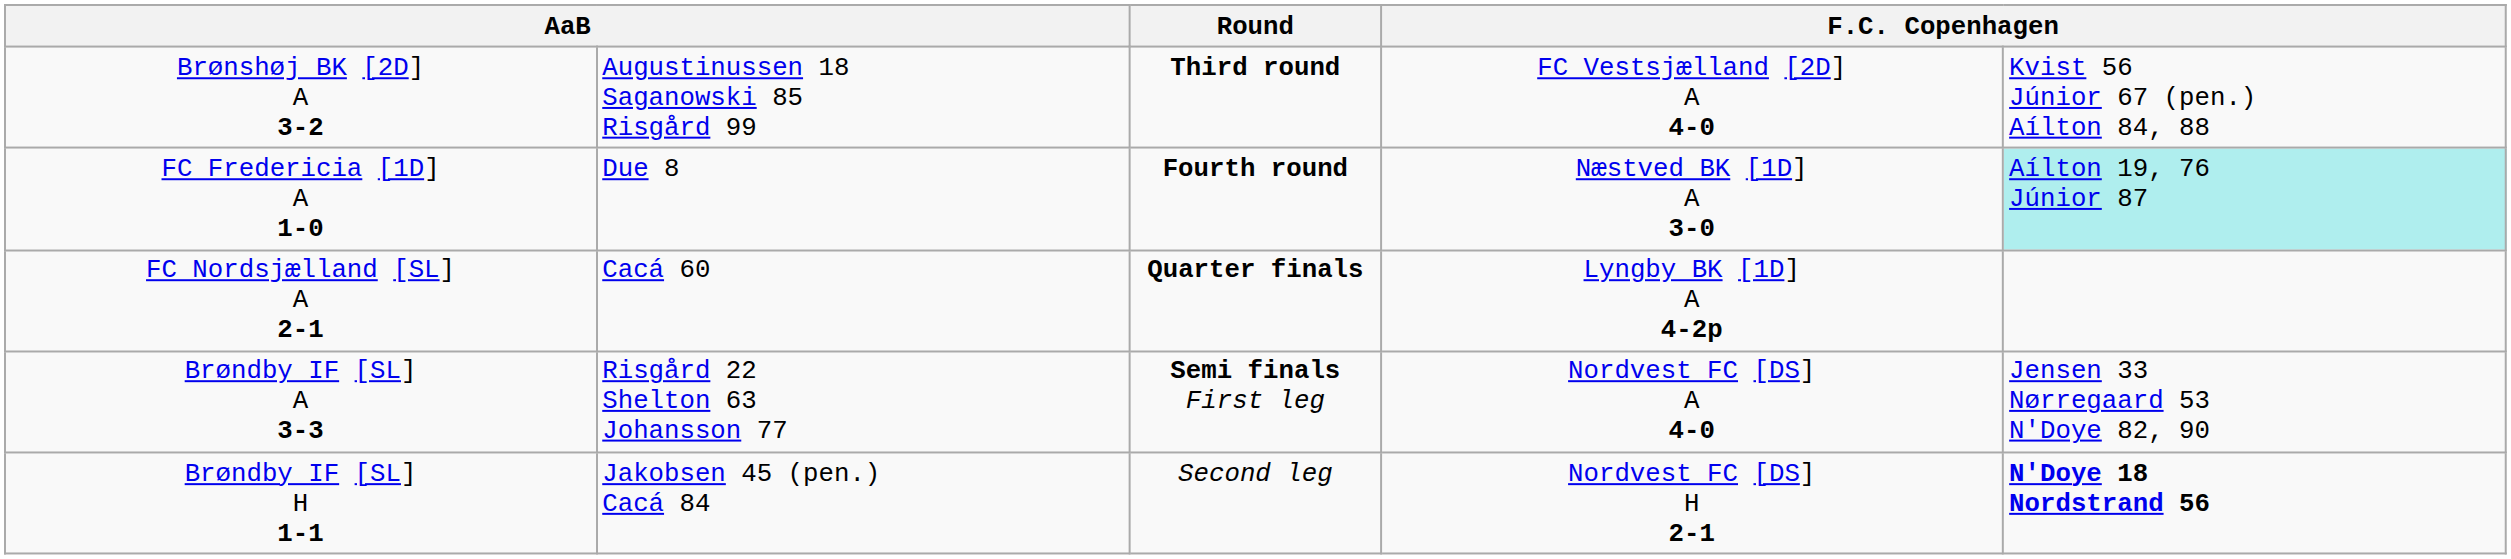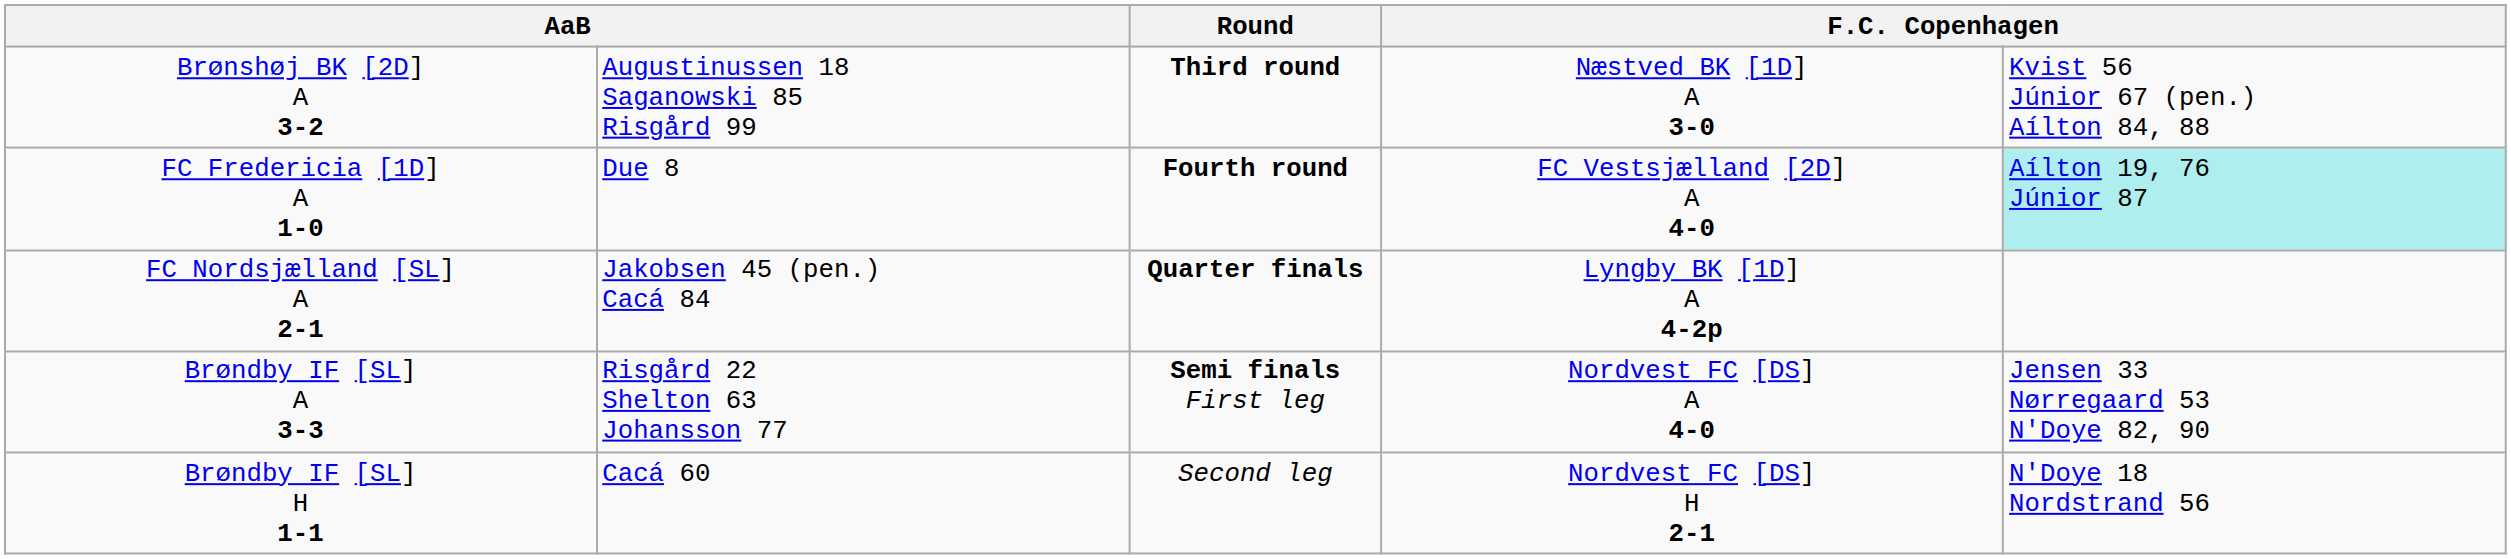(1692, 98) FC Vestsjælland [2D] A 4-0 -> (1692, 98) Næstved BK [1D] A 3-0
(1692, 199) Næstved BK [1D] A 3-0 -> (1692, 199) FC Vestsjælland [2D] A 4-0
(656, 271) Cacá 60 -> (741, 285) Jakobsen 45 (pen.) Cacá 84
(741, 488) Jakobsen 45 (pen.) Cacá 84 -> (656, 473) Cacá 60
(2110, 488) bold -> (2110, 488) normal
